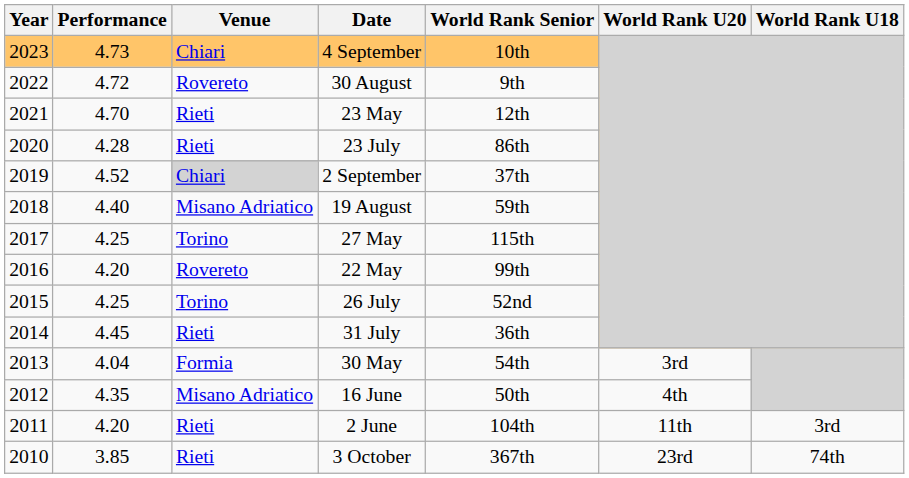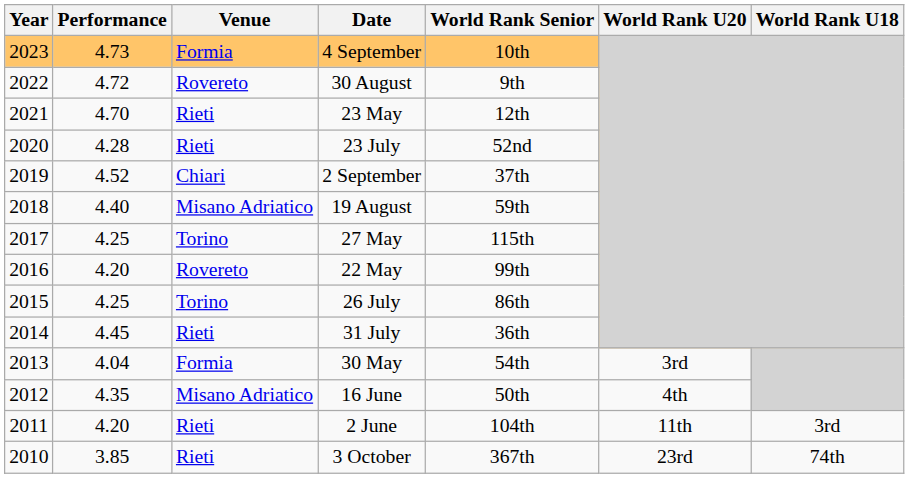(201, 51) Chiari -> (204, 51) Formia
(512, 144) 86th -> (512, 144) 52nd
(201, 176) lightgrey background -> (201, 176) no background
(512, 301) 52nd -> (512, 301) 86th
